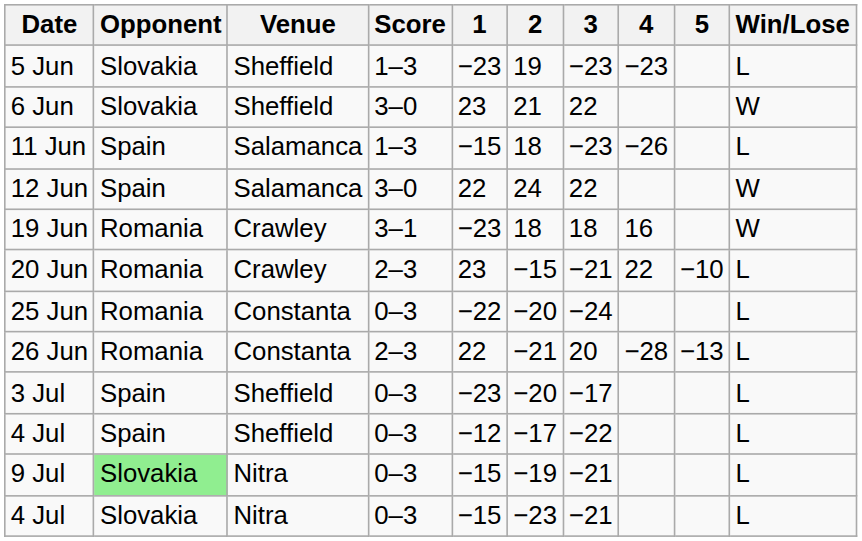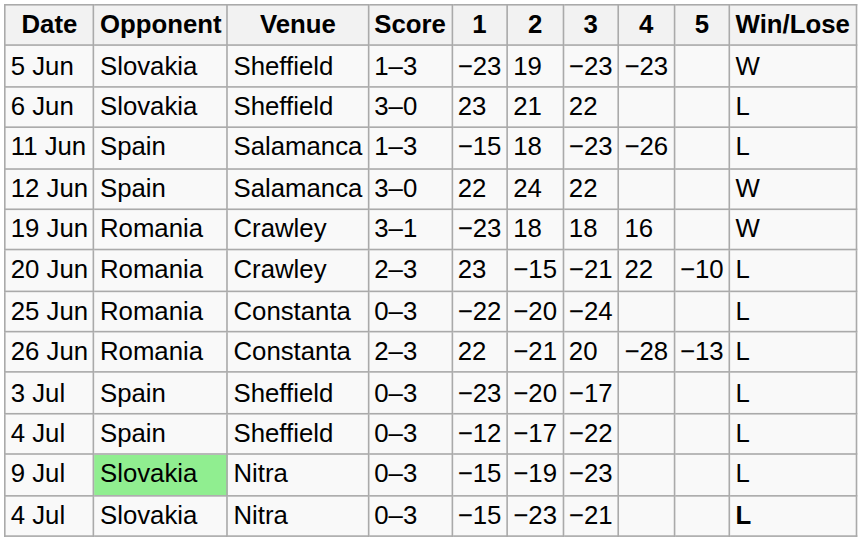(743, 65) L -> (748, 65) W
(748, 106) W -> (743, 106) L
(591, 474) −21 -> (591, 474) −23
(743, 515) normal -> (743, 515) bold
